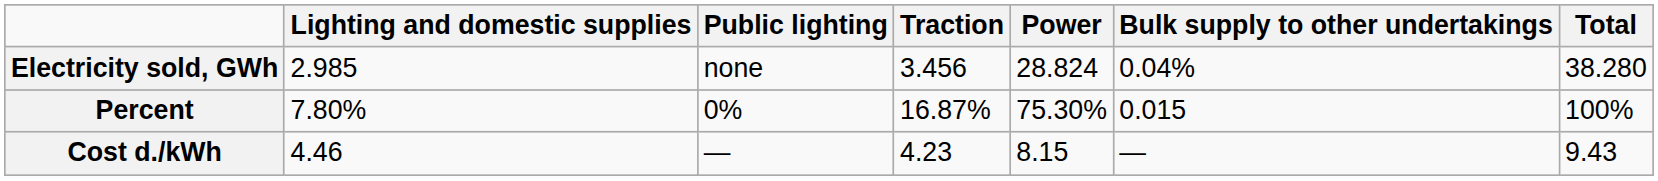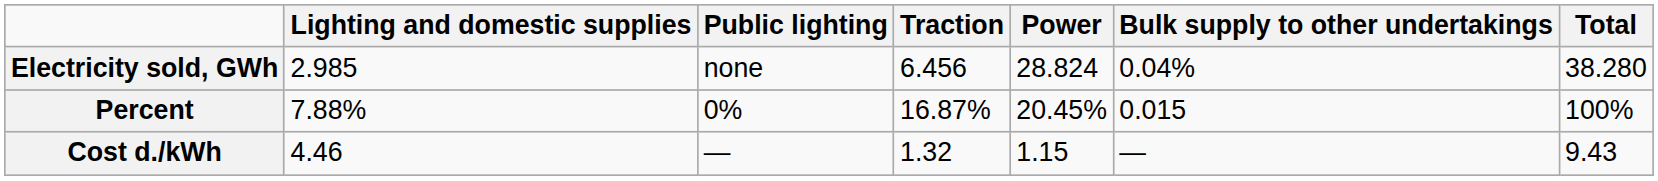(934, 68) 3.456 -> (934, 68) 6.456
(328, 110) 7.80% -> (328, 110) 7.88%
(1062, 110) 75.30% -> (1062, 110) 20.45%
(926, 152) 4.23 -> (926, 152) 1.32
(1042, 152) 8.15 -> (1042, 152) 1.15
